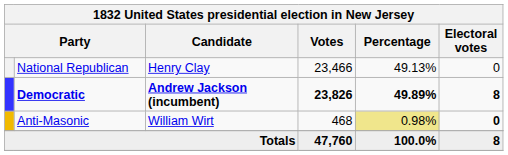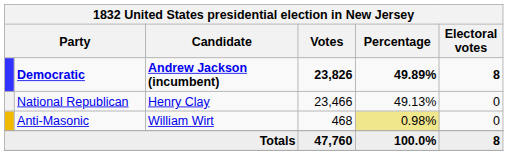rows swapped: (51, 95) <-> (73, 68)
(496, 121) bold -> (496, 121) normal
